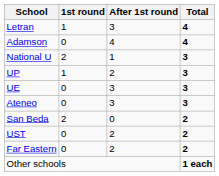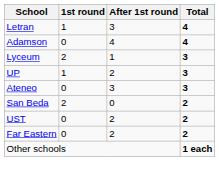+ row: (23, 57)
- row: (29, 57)
- row: (13, 88)
